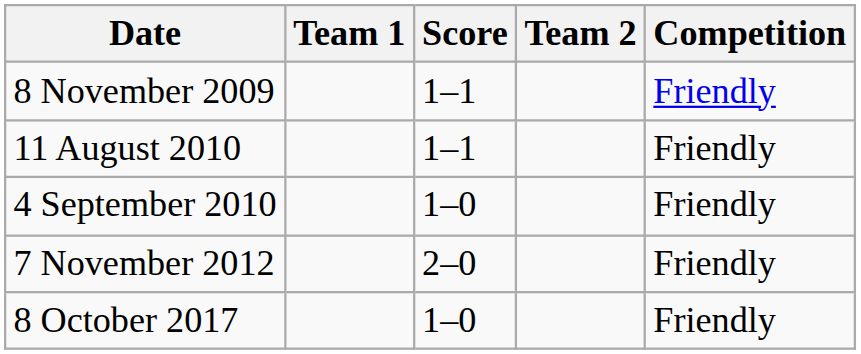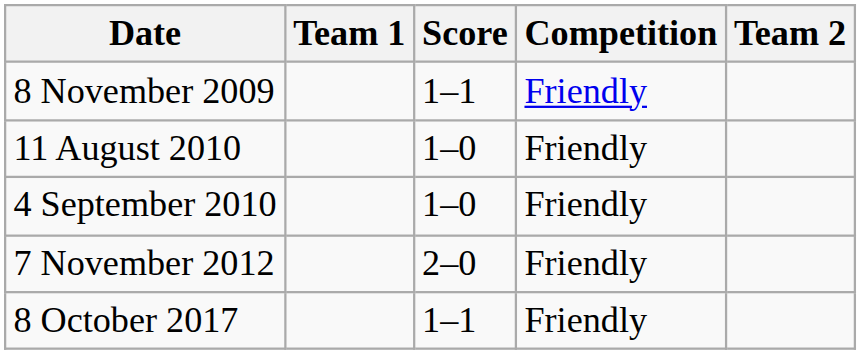columns swapped: (581, 33) <-> (750, 33)
(449, 147) 1–1 -> (449, 147) 1–0
(449, 319) 1–0 -> (449, 319) 1–1
